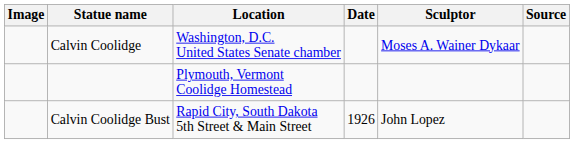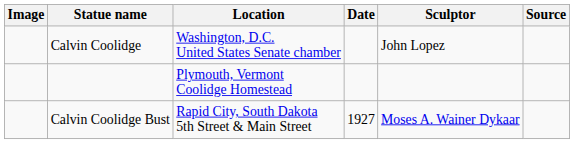(450, 44) Moses A. Wainer Dykaar -> (413, 44) John Lopez
(361, 119) 1926 -> (361, 119) 1927
(413, 119) John Lopez -> (450, 119) Moses A. Wainer Dykaar
